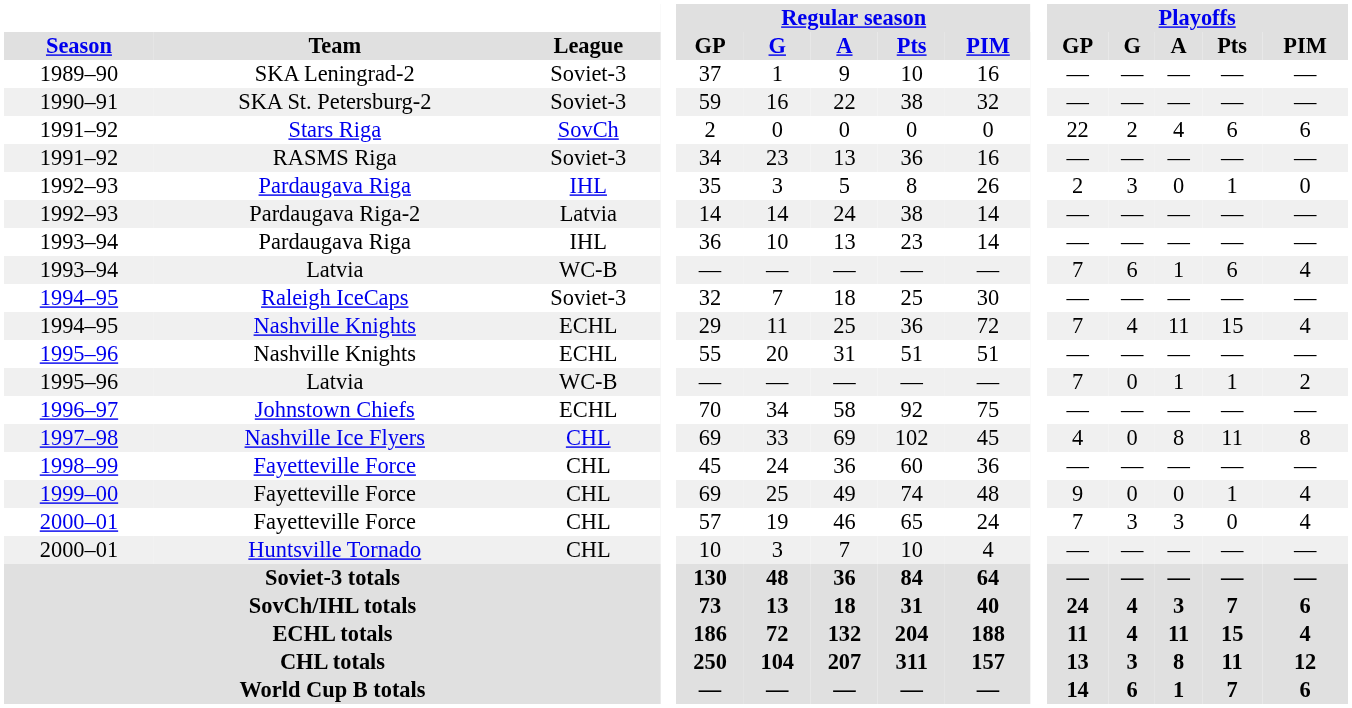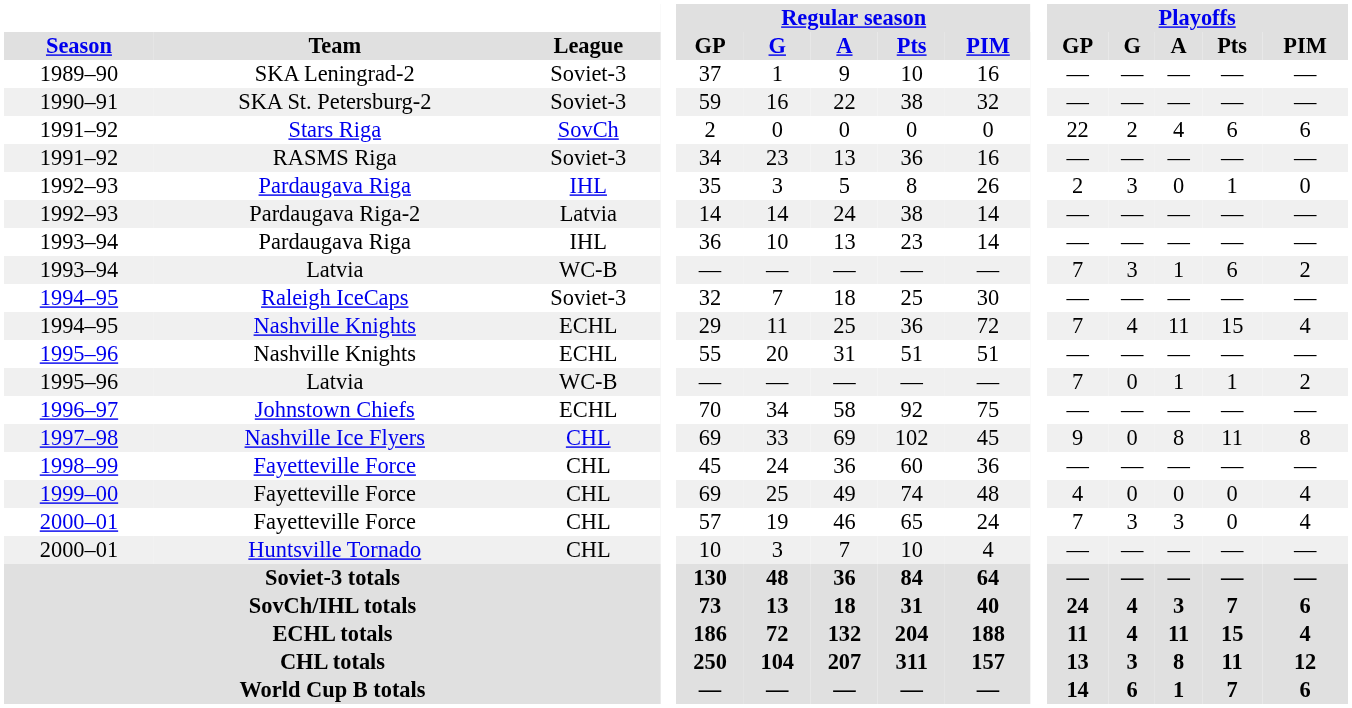(1132, 269) 6 -> (1132, 269) 3
(1305, 269) 4 -> (1305, 269) 2
(1078, 437) 4 -> (1078, 437) 9
(1078, 493) 9 -> (1078, 493) 4
(1232, 493) 1 -> (1232, 493) 0
